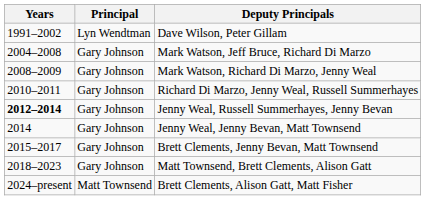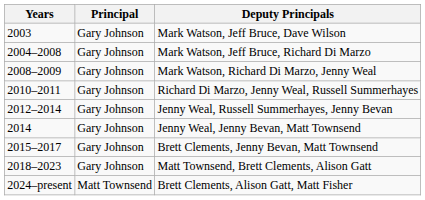- row: (222, 33)
+ row: (252, 33)
(34, 109) bold -> (34, 109) normal
